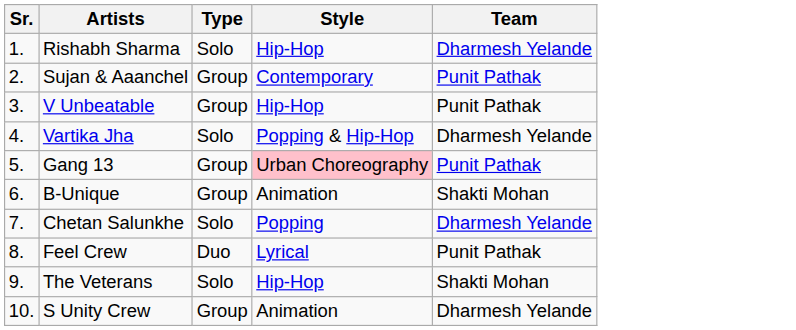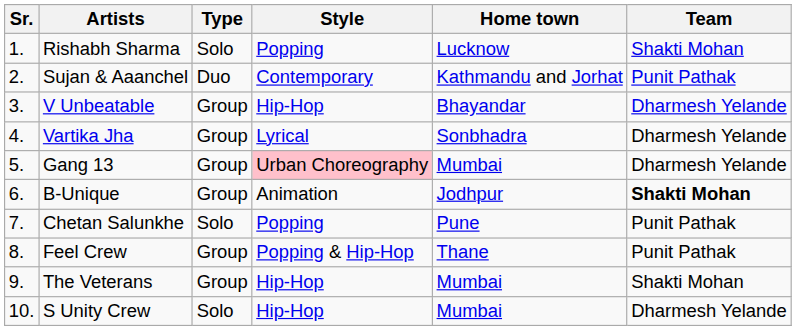+ column: (530, 19)
(290, 48) Hip-Hop -> (290, 48) Popping
(514, 48) Dharmesh Yelande -> (688, 48) Shakti Mohan
(222, 77) Group -> (214, 77) Duo
(489, 106) Punit Pathak -> (709, 106) Dharmesh Yelande
(215, 135) Solo -> (222, 135) Group
(335, 135) Popping & Hip-Hop -> (283, 135) Lyrical
(489, 164) Punit Pathak -> (709, 164) Dharmesh Yelande
(493, 194) normal -> (691, 194) bold
(514, 223) Dharmesh Yelande -> (683, 223) Punit Pathak
(214, 252) Duo -> (222, 252) Group
(283, 252) Lyrical -> (335, 252) Popping & Hip-Hop
(215, 281) Solo -> (222, 281) Group
(222, 310) Group -> (215, 310) Solo
(297, 310) Animation -> (290, 310) Hip-Hop
